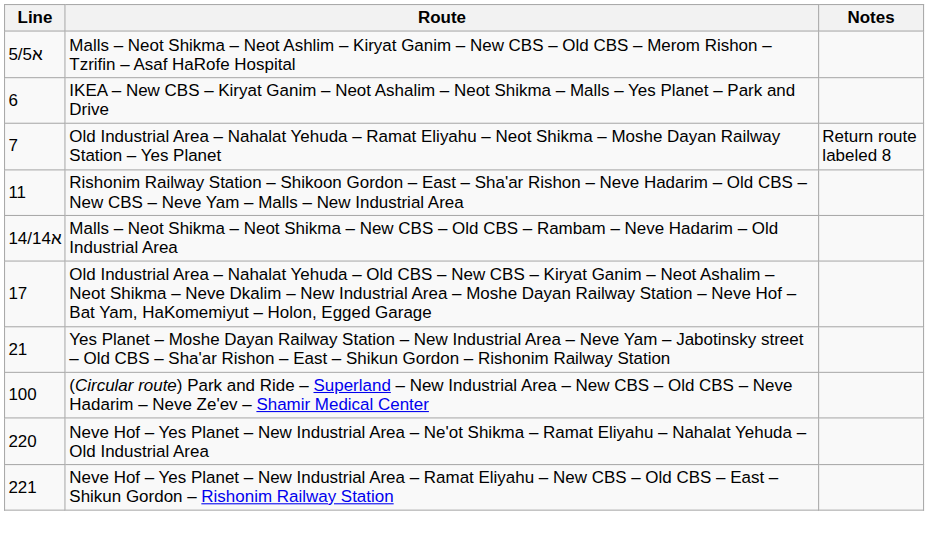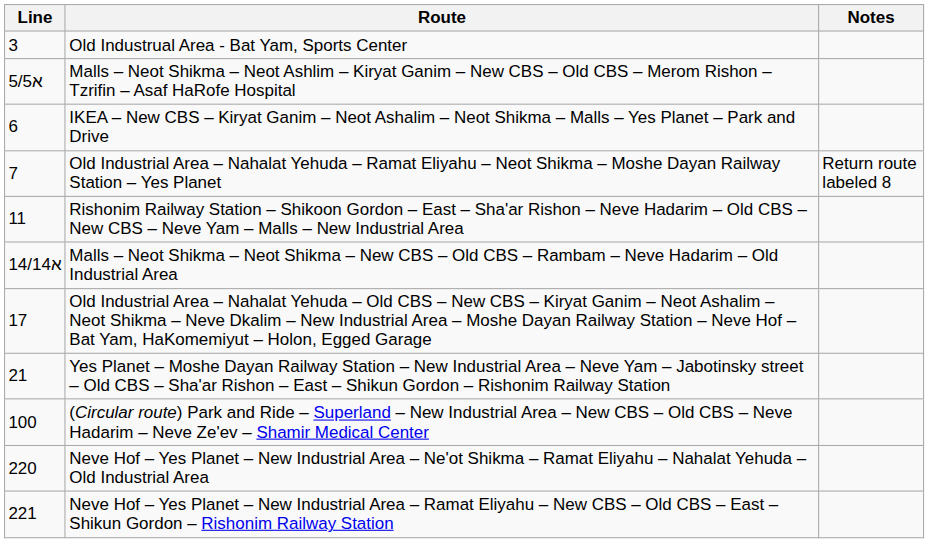+ row: (238, 44)
